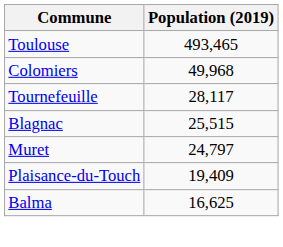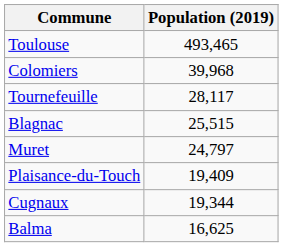(211, 70) 49,968 -> (211, 70) 39,968
+ row: (38, 202)
